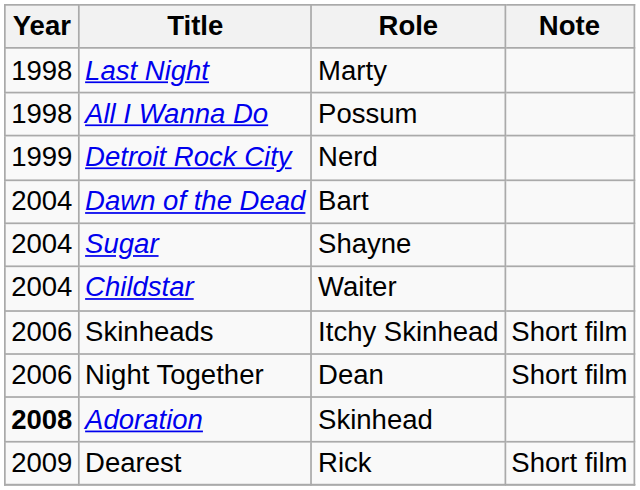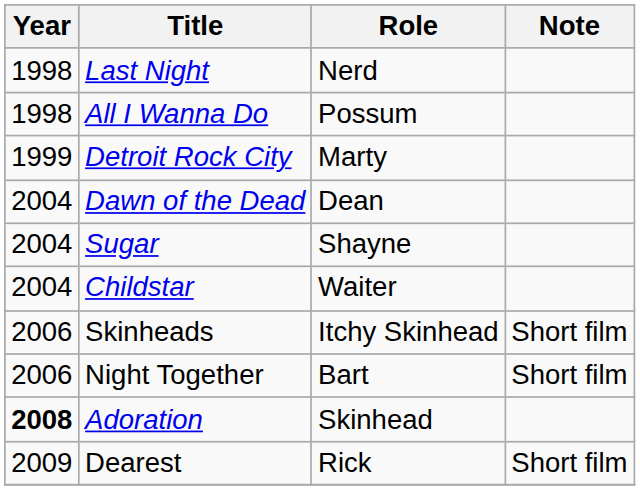(352, 69) Marty -> (348, 69) Nerd
(348, 157) Nerd -> (352, 157) Marty
(343, 200) Bart -> (351, 200) Dean
(351, 375) Dean -> (343, 375) Bart
